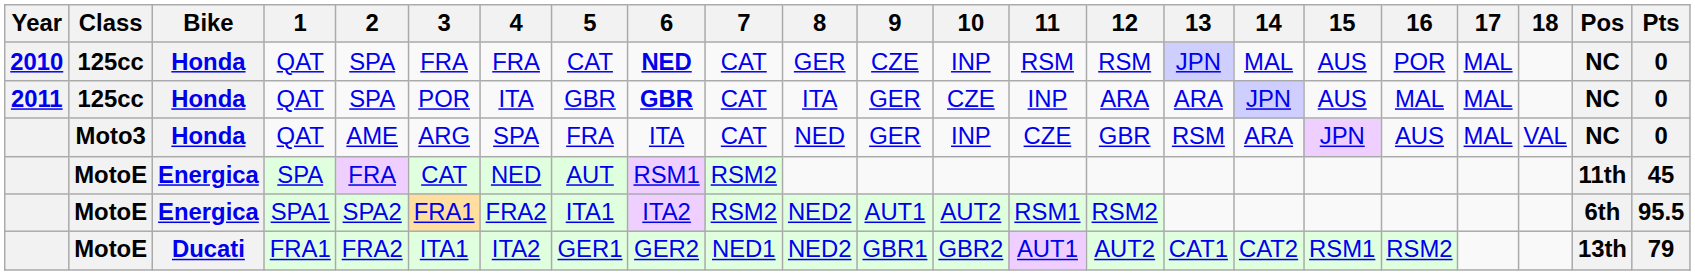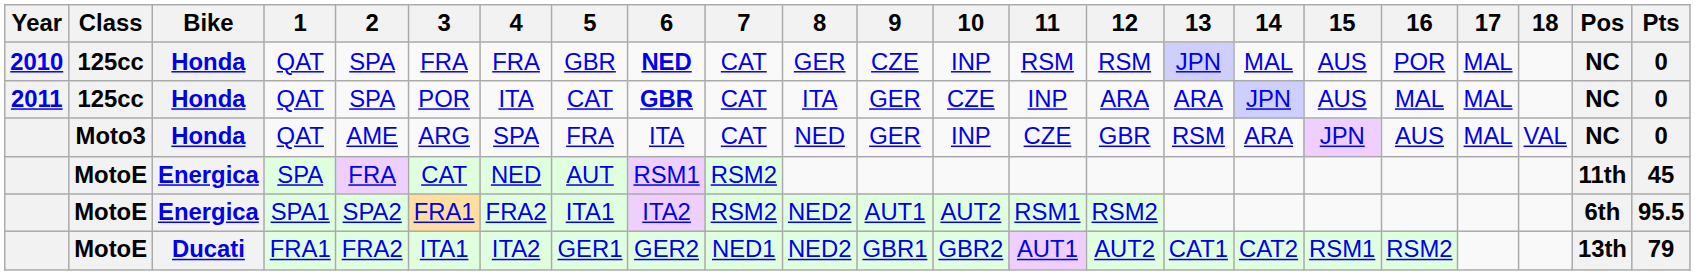(590, 61) CAT -> (590, 61) GBR
(590, 99) GBR -> (590, 99) CAT
